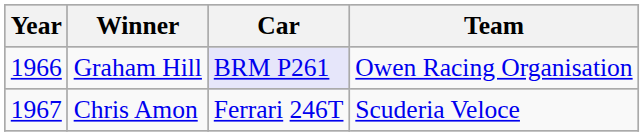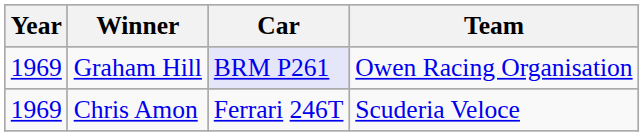(36, 67) 1966 -> (36, 67) 1969
(36, 109) 1967 -> (36, 109) 1969
